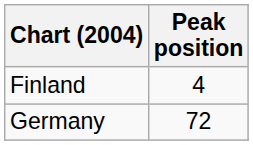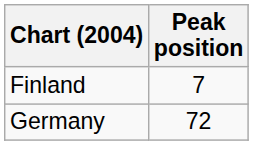(199, 85) 4 -> (199, 85) 7
